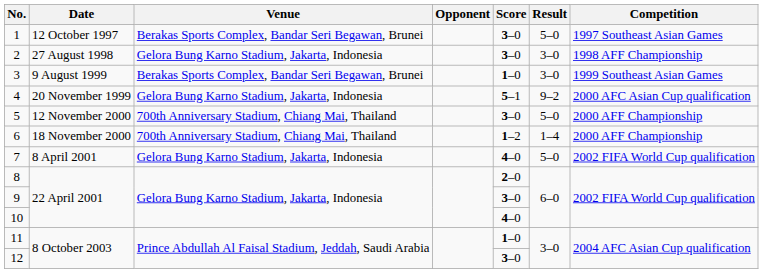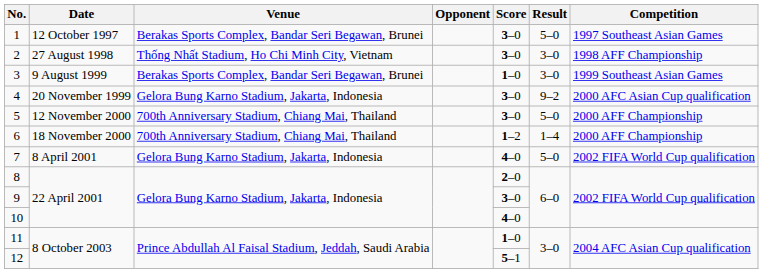(260, 55) Gelora Bung Karno Stadium, Jakarta, Indonesia -> (265, 55) Thống Nhất Stadium, Ho Chi Minh City, Vietnam
(511, 95) 5–1 -> (511, 95) 3–0
(511, 258) 3–0 -> (511, 258) 5–1
